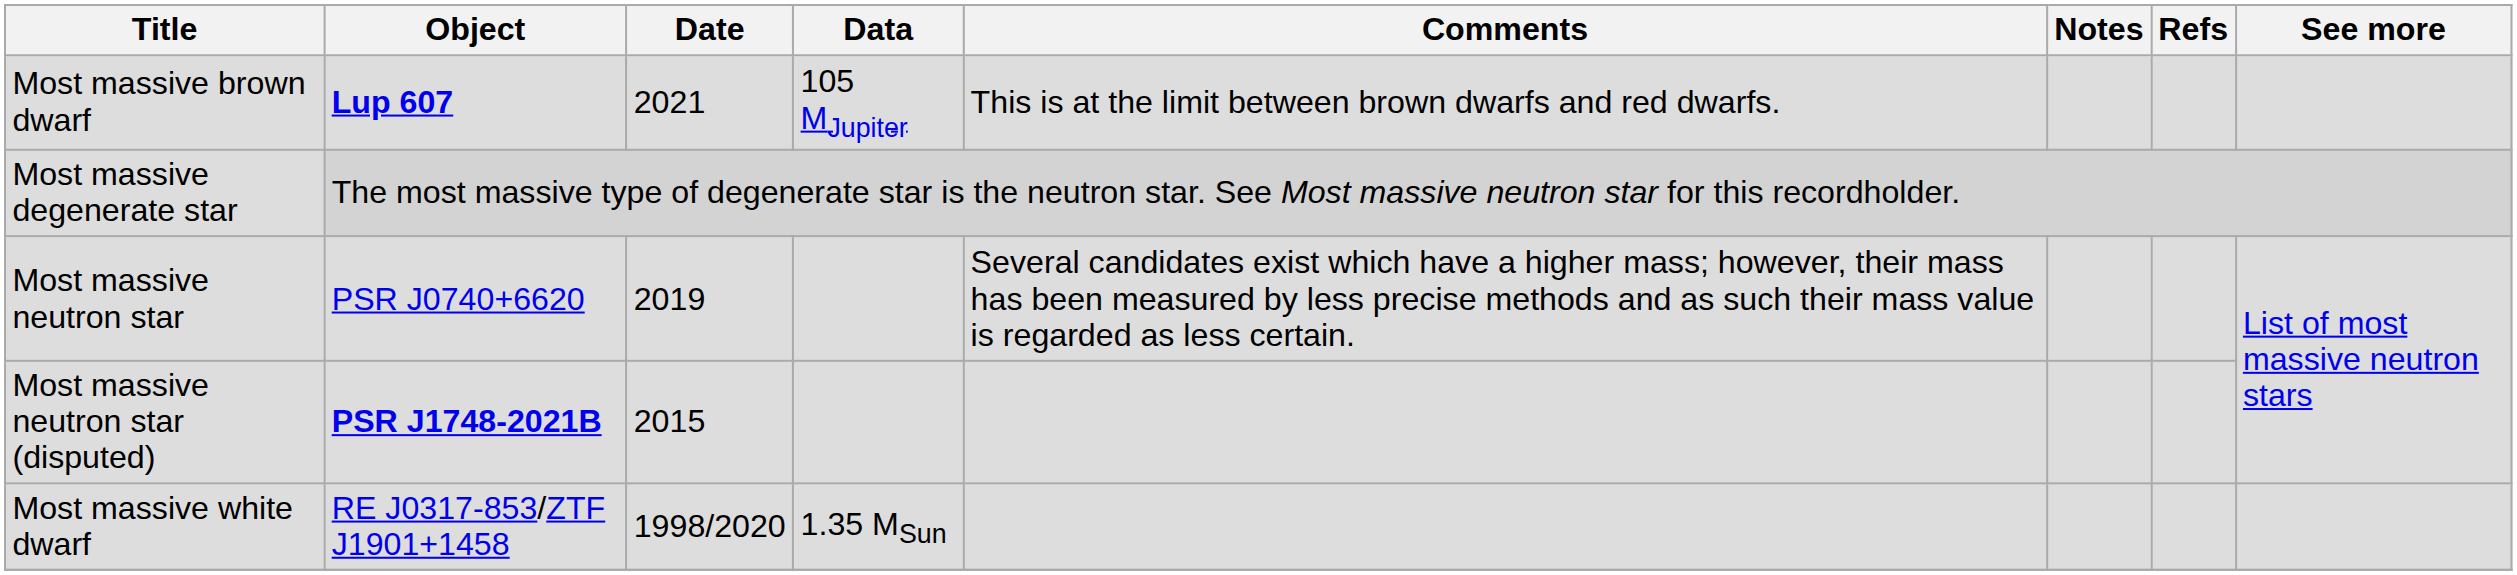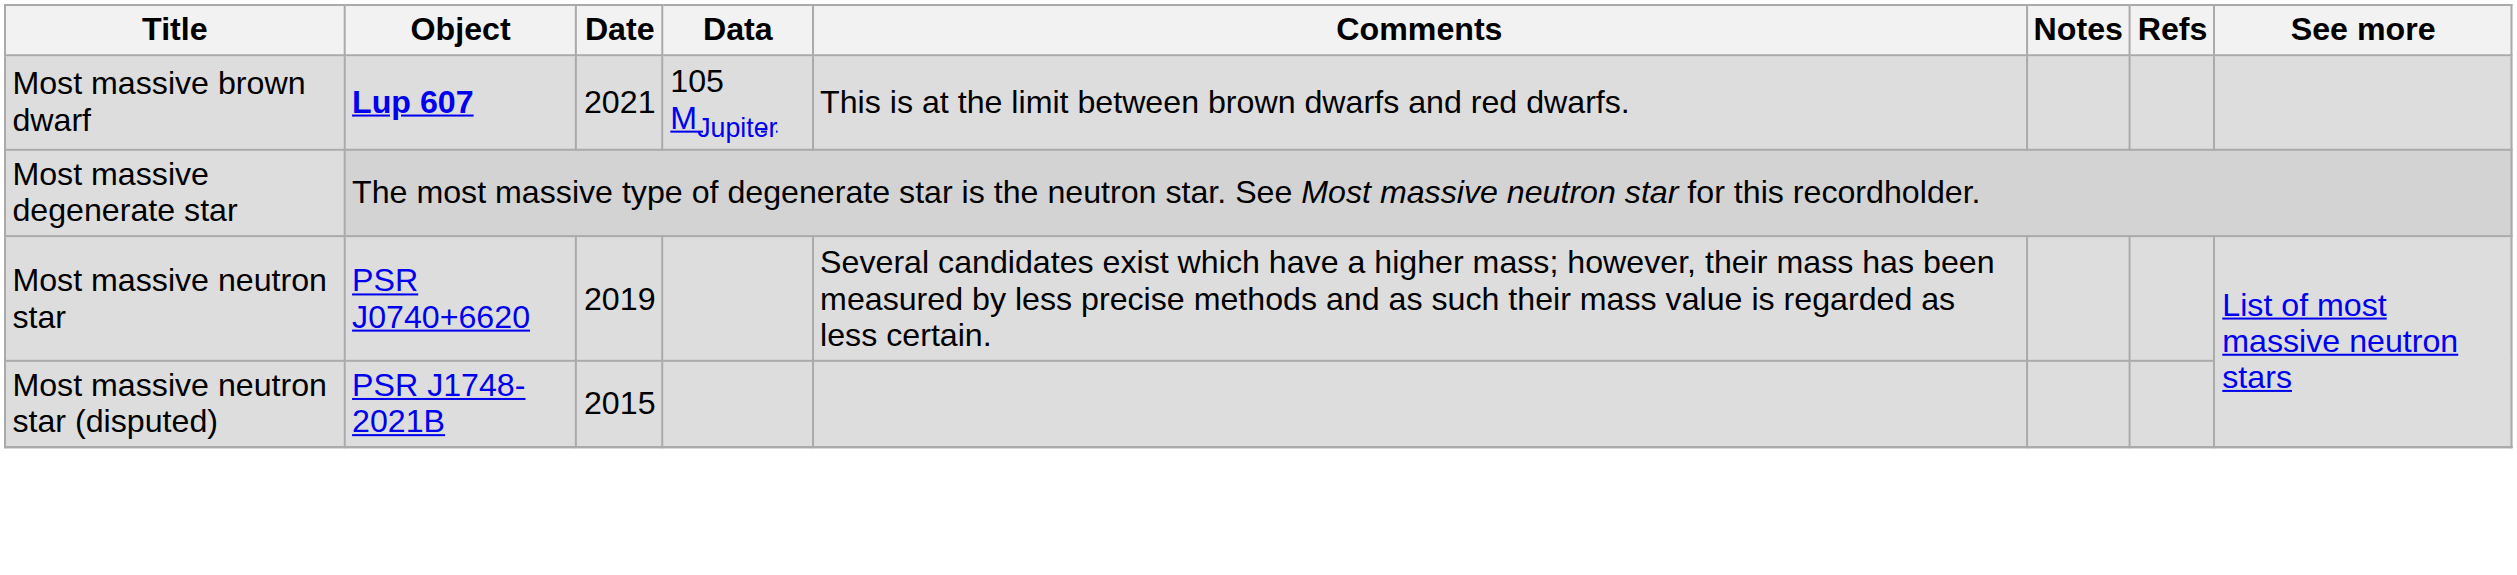(467, 421) bold -> (439, 403) normal
- row: (153, 526)
